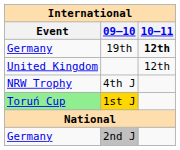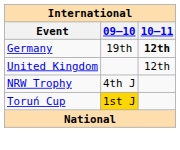(36, 101) lightgreen background -> (36, 101) no background
- row: (119, 136)
